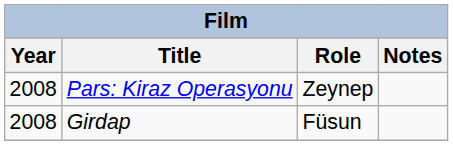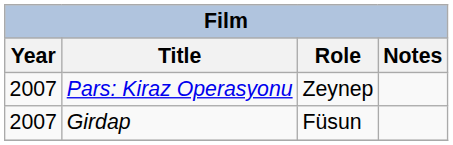(33, 88) 2008 -> (33, 88) 2007
(33, 122) 2008 -> (33, 122) 2007
